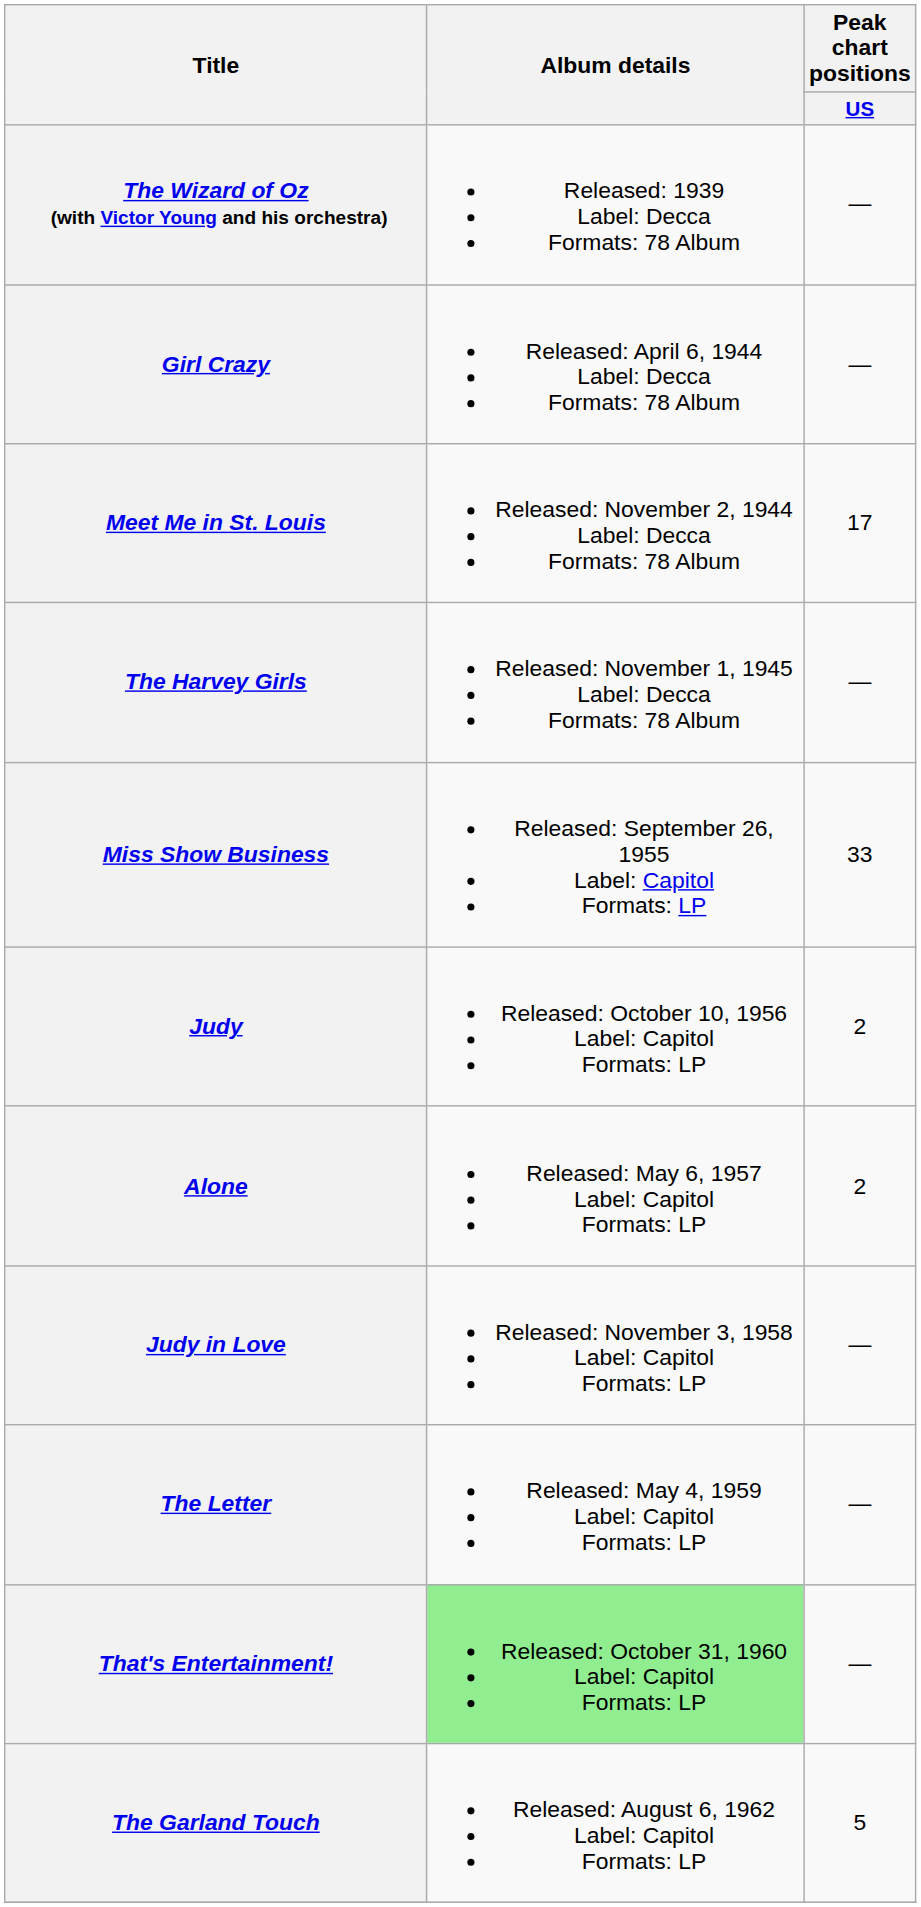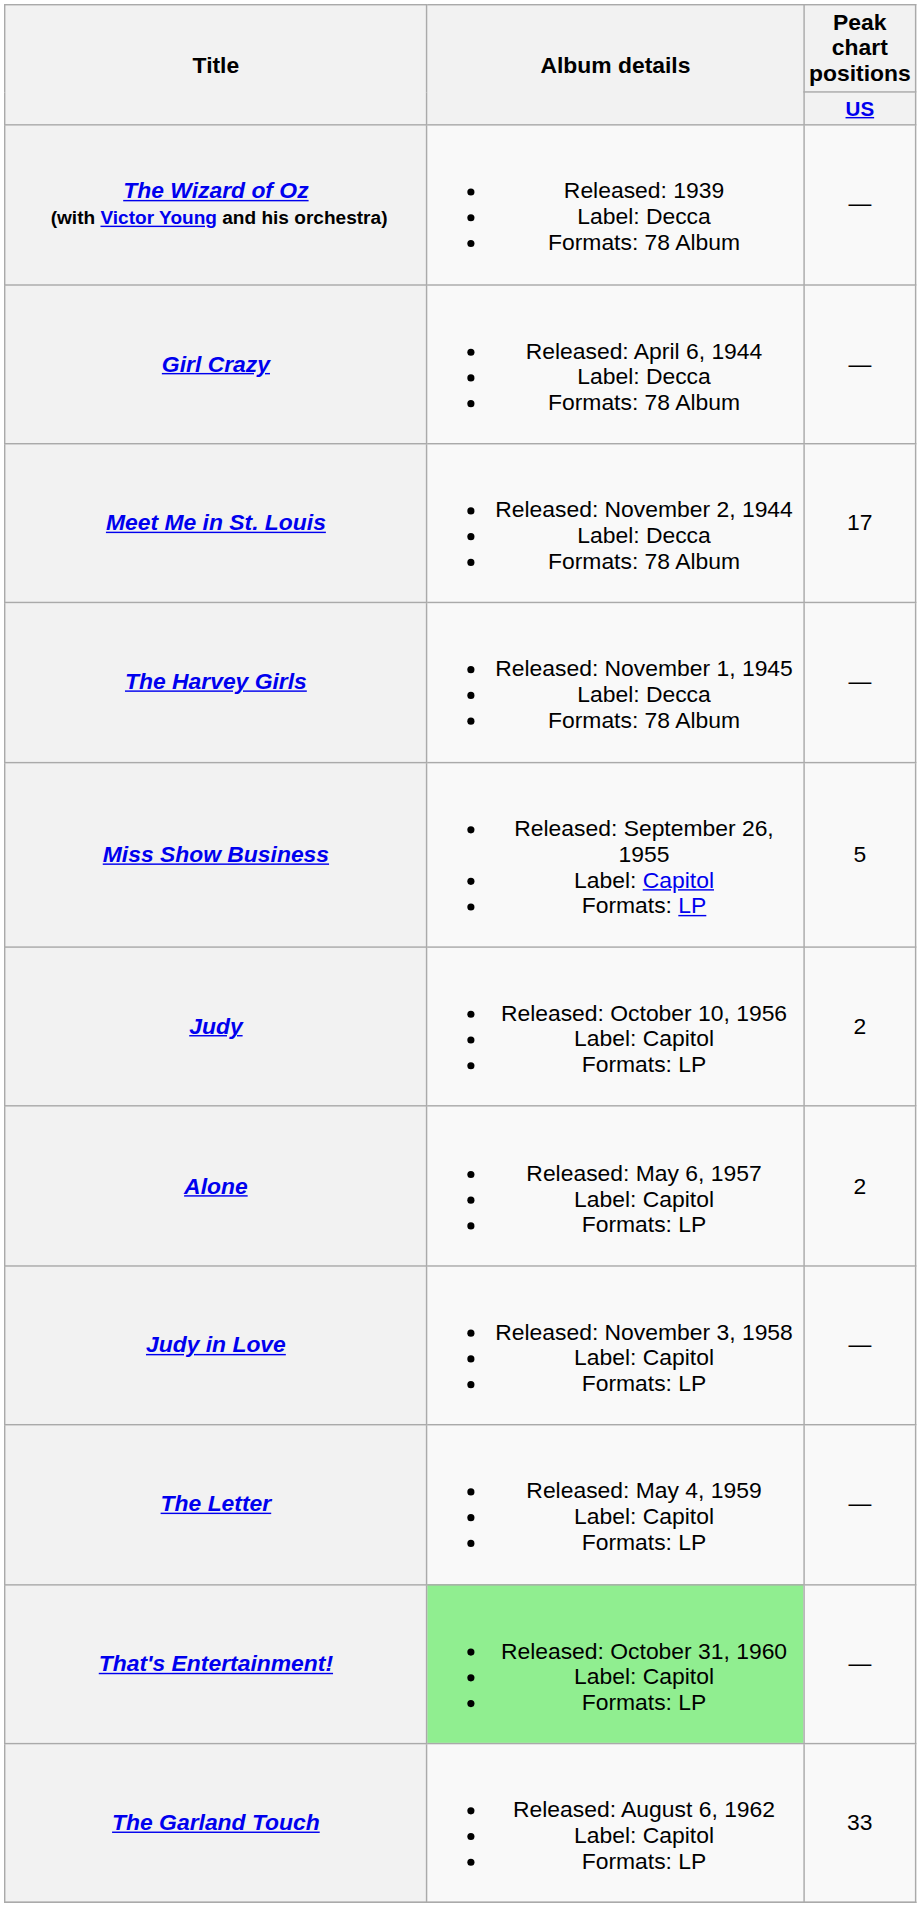(860, 854) 33 -> (860, 854) 5
(860, 1822) 5 -> (860, 1822) 33
